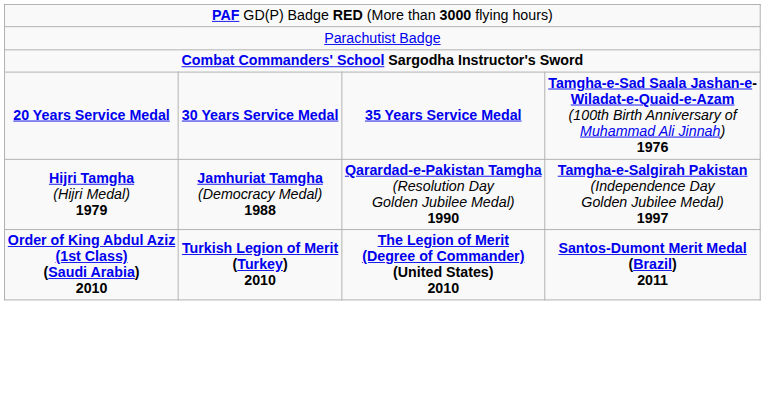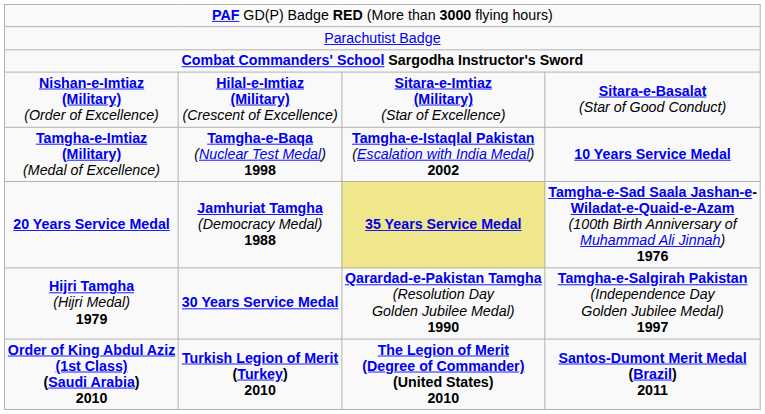+ row: (92, 99)
+ row: (92, 154)
(260, 115) 30 Years Service Medal -> (260, 224) Jamhuriat Tamgha (Democracy Medal) 1988
(443, 115) no background -> (443, 224) khaki background
(260, 194) Jamhuriat Tamgha (Democracy Medal) 1988 -> (260, 303) 30 Years Service Medal
